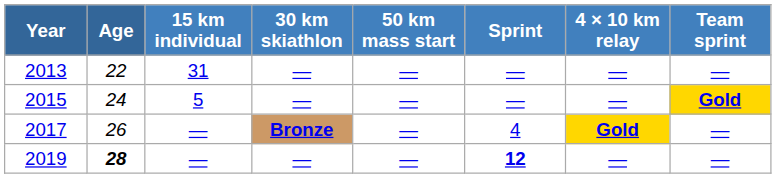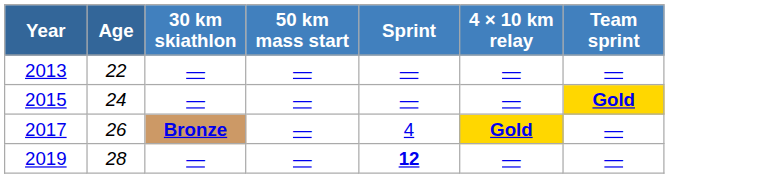- column: (198, 30)
(116, 159) bold -> (116, 159) normal
